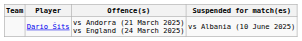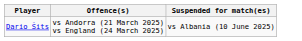- column: (15, 10)
